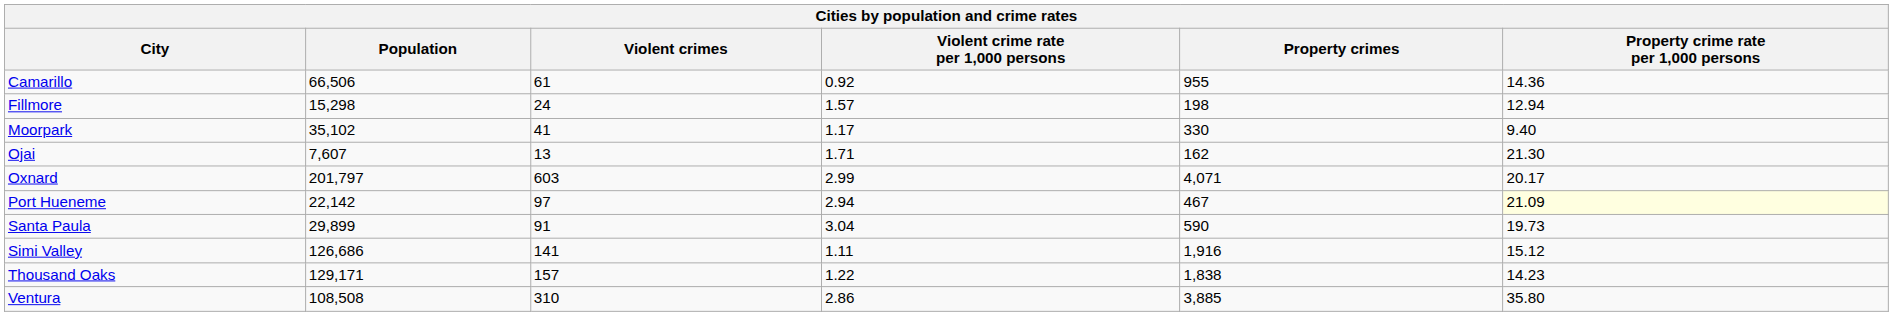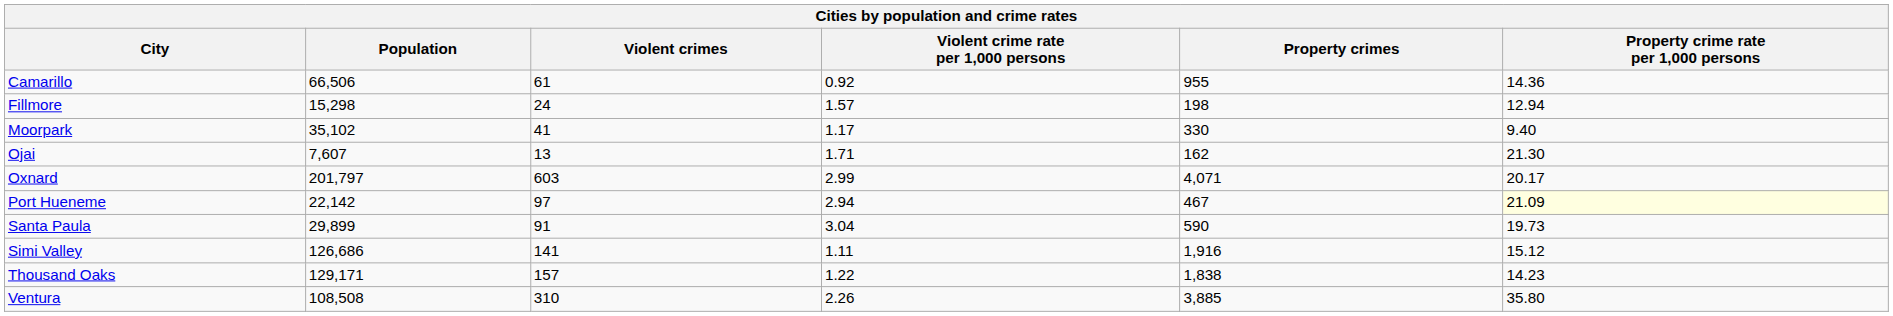(840, 298) 2.86 -> (840, 298) 2.26
